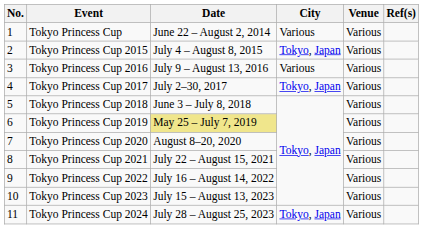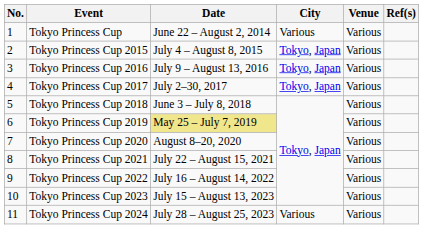(297, 68) Various -> (310, 68) Tokyo, Japan
(310, 214) Tokyo, Japan -> (297, 214) Various
